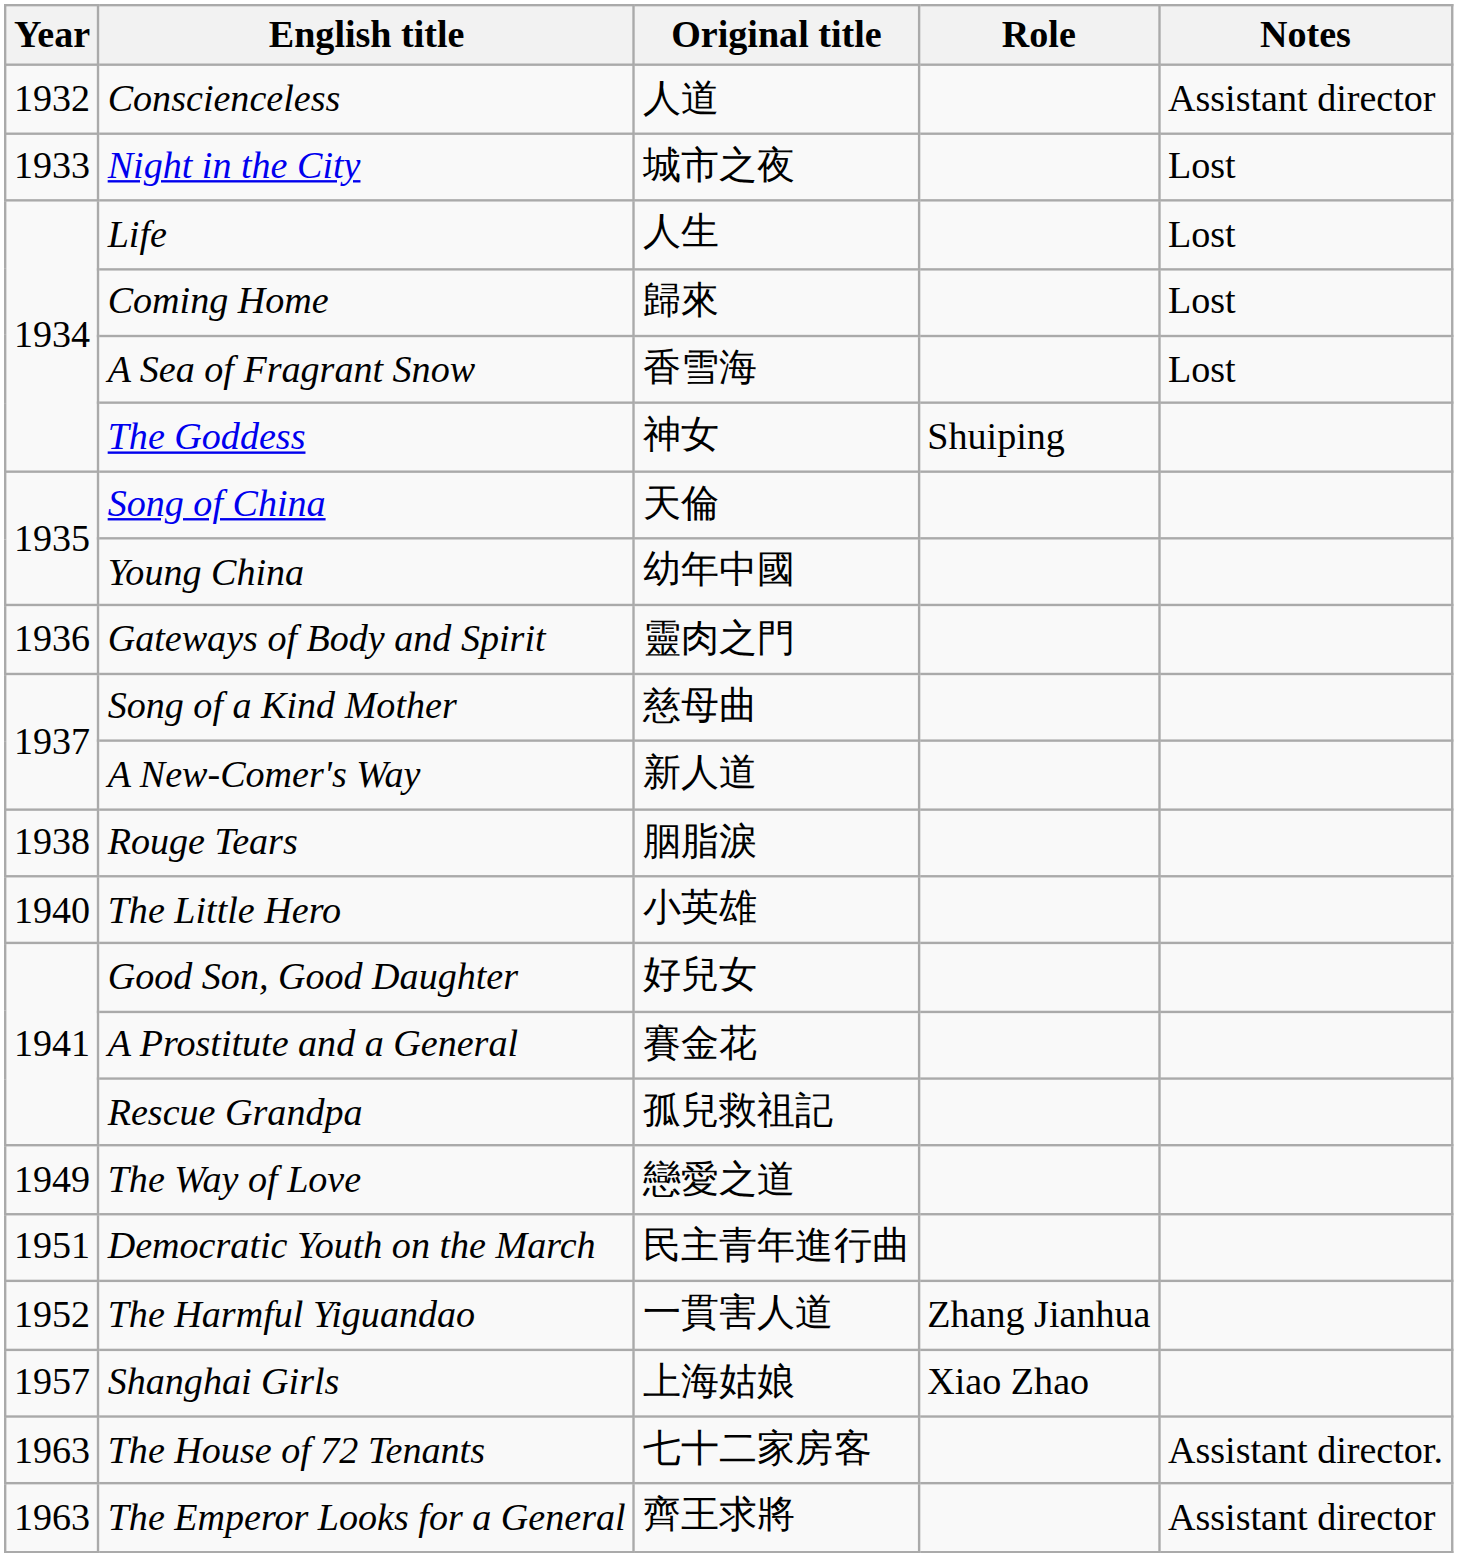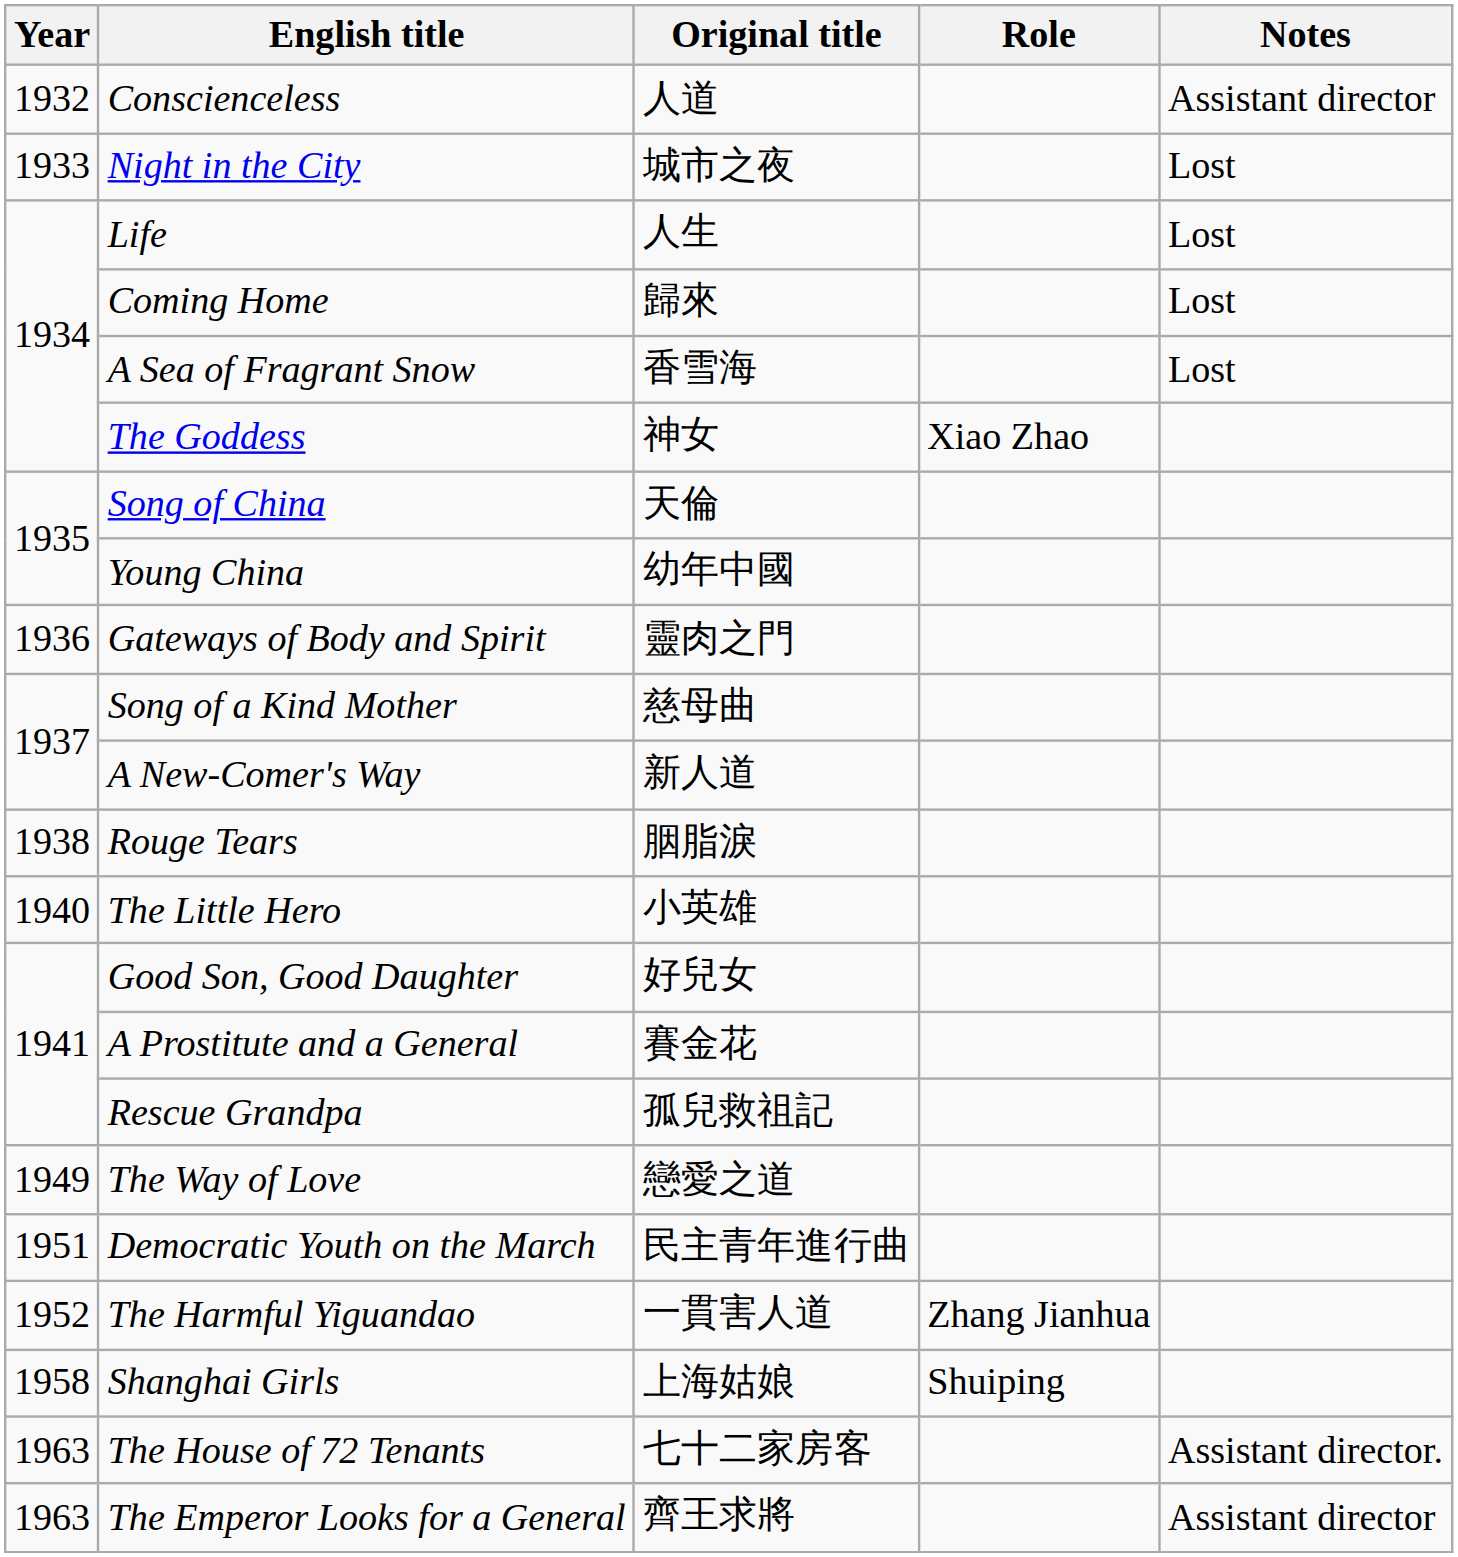(996, 436) Shuiping -> (1008, 436) Xiao Zhao
(52, 1381) 1957 -> (52, 1381) 1958
(1008, 1381) Xiao Zhao -> (996, 1381) Shuiping
